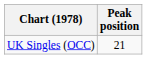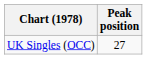(120, 44) 21 -> (120, 44) 27
